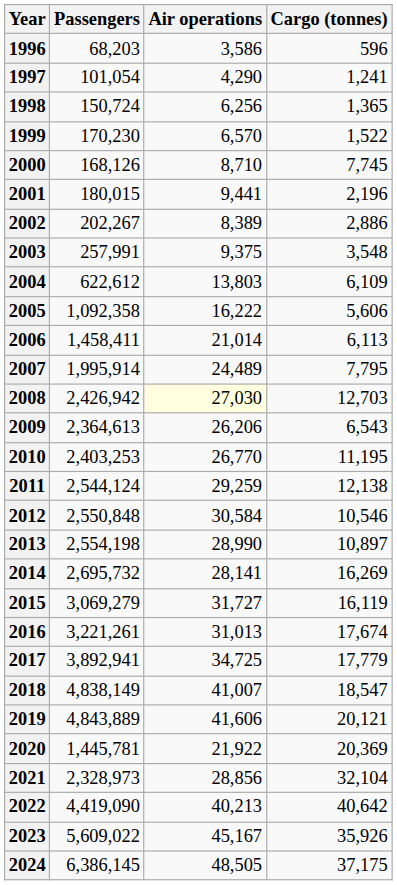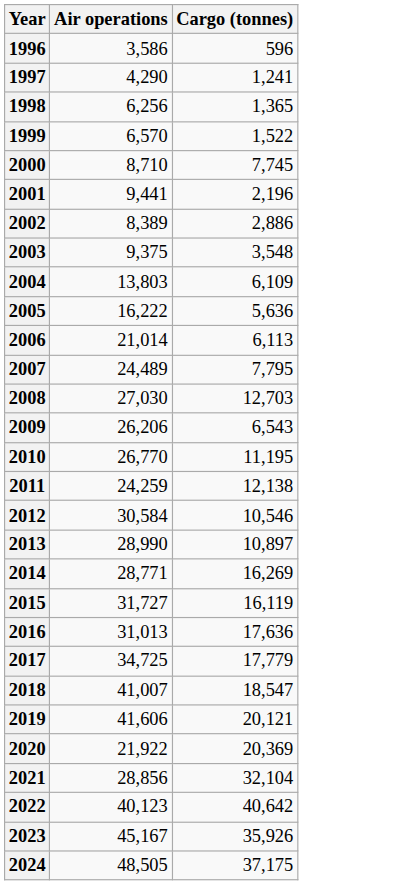- column: (97, 19)
(367, 310) 5,606 -> (273, 310) 5,636
(237, 398) lightyellow background -> (142, 398) no background
(237, 485) 29,259 -> (142, 485) 24,259
(237, 573) 28,141 -> (142, 573) 28,771
(362, 631) 17,674 -> (268, 631) 17,636
(237, 806) 40,213 -> (142, 806) 40,123
